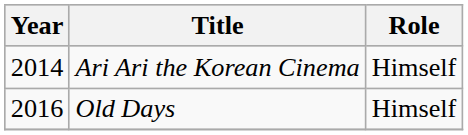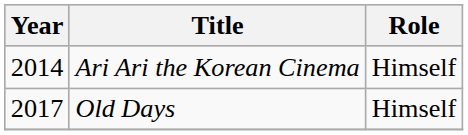(37, 108) 2016 -> (37, 108) 2017
